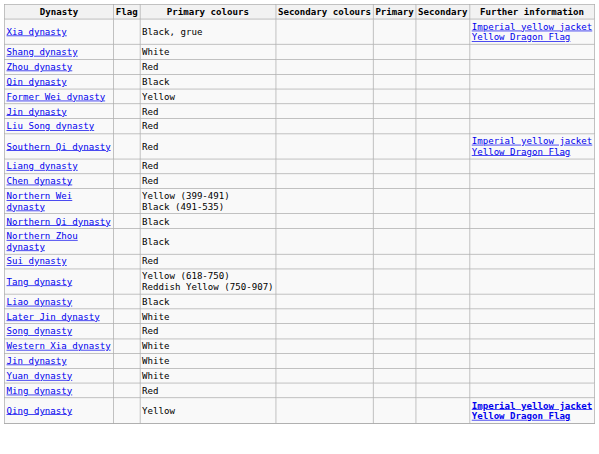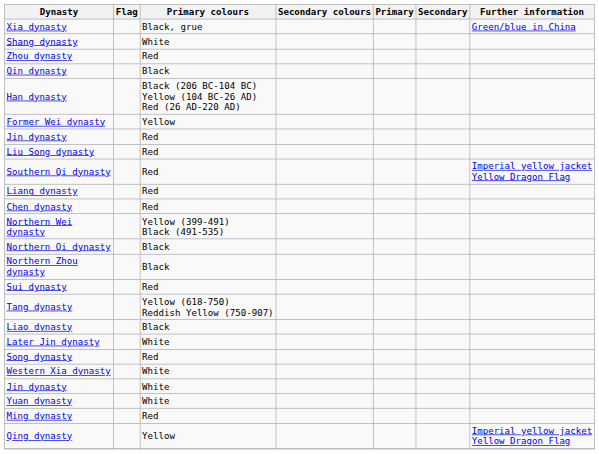(532, 32) Imperial yellow jacket Yellow Dragon Flag -> (524, 27) Green/blue in China
+ row: (37, 96)
(532, 411) bold -> (532, 436) normal
